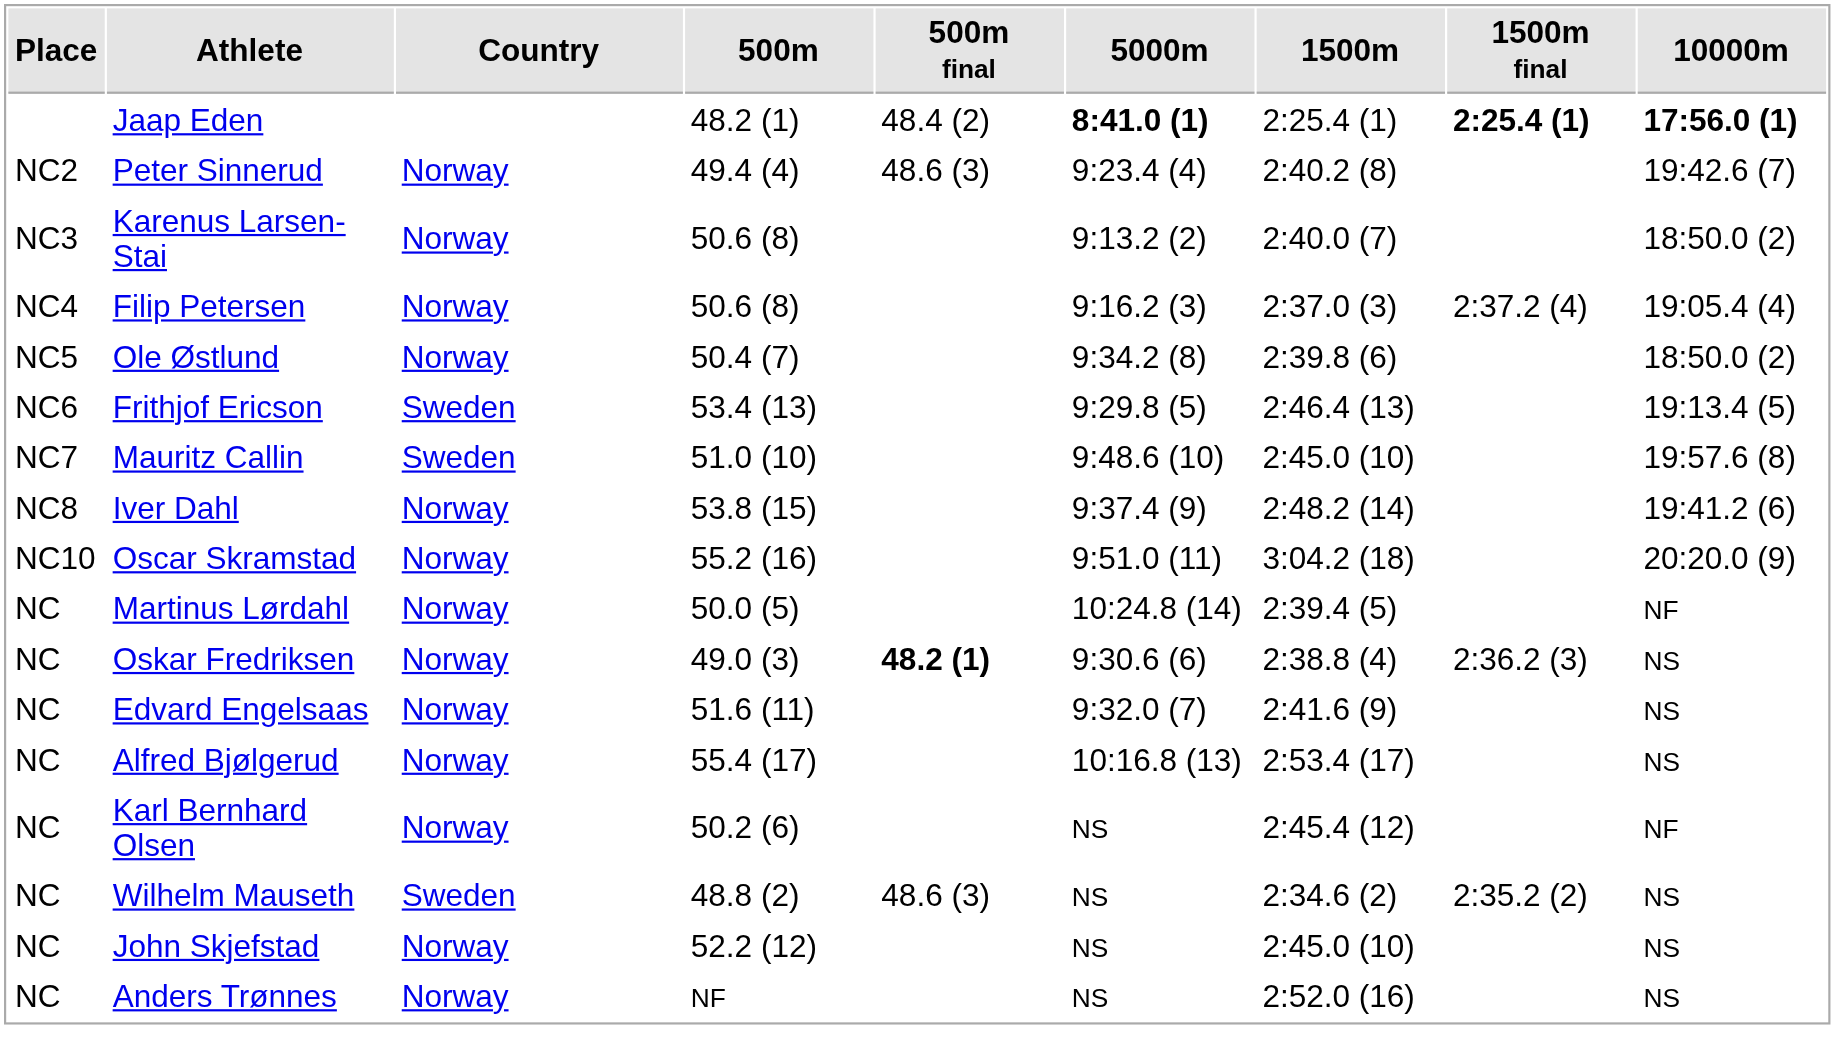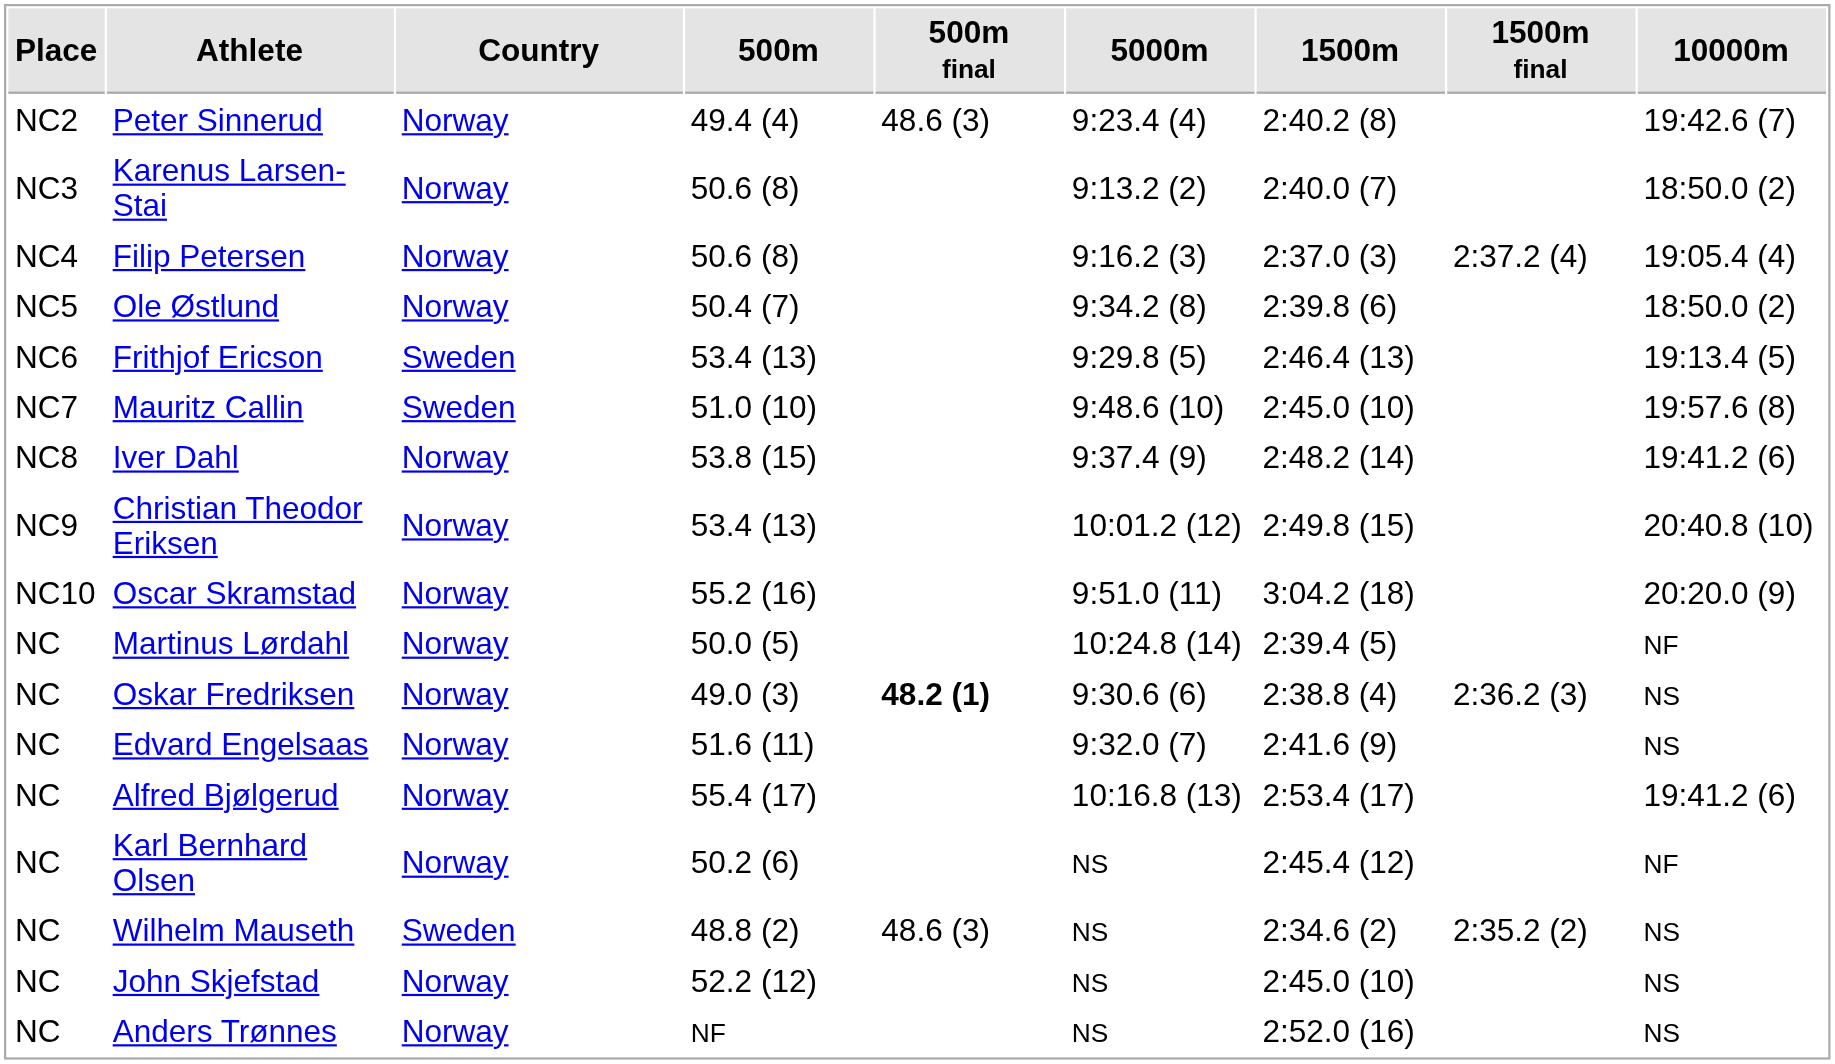- row: (188, 120)
+ row: (238, 525)
(1662, 762) NS -> (1720, 795) 19:41.2 (6)
